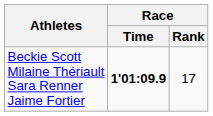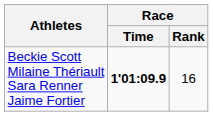(188, 79) 17 -> (188, 79) 16
